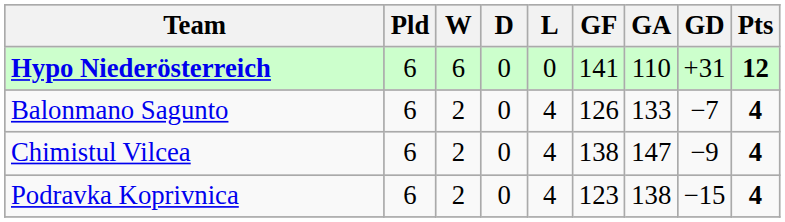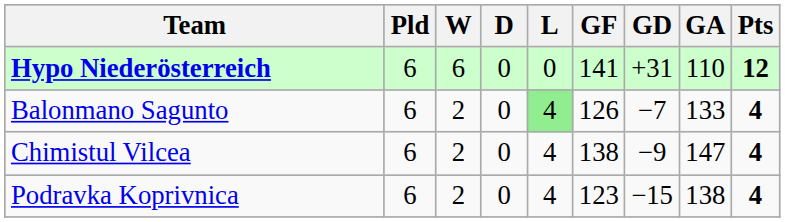columns swapped: (651, 25) <-> (704, 25)
(550, 110) no background -> (550, 110) lightgreen background
